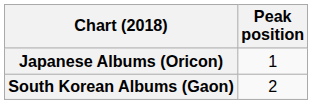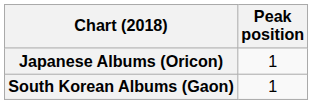(273, 86) 2 -> (273, 86) 1
